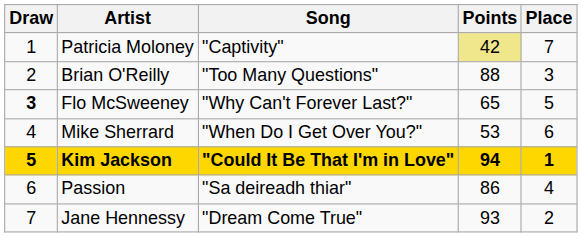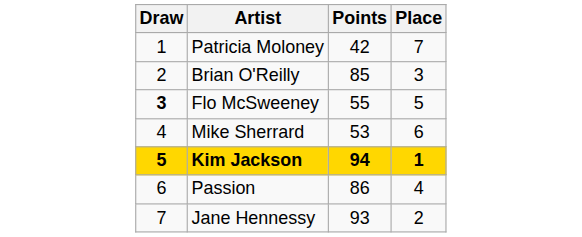- column: (328, 18)
(490, 47) khaki background -> (360, 47) no background
(490, 75) 88 -> (360, 75) 85
(490, 103) 65 -> (360, 103) 55
